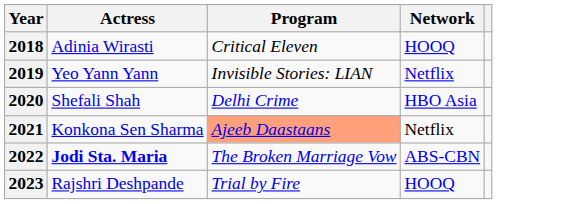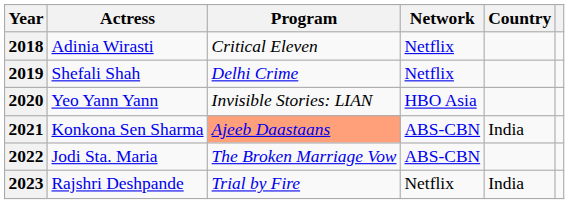+ column: (520, 18)
(430, 45) HOOQ -> (429, 45) Netflix
(105, 73) Yeo Yann Yann -> (96, 73) Shefali Shah
(292, 73) Invisible Stories: LIAN -> (255, 73) Delhi Crime
(96, 101) Shefali Shah -> (105, 101) Yeo Yann Yann
(255, 101) Delhi Crime -> (292, 101) Invisible Stories: LIAN
(429, 128) Netflix -> (442, 128) ABS-CBN
(109, 156) bold -> (105, 156) normal
(430, 184) HOOQ -> (429, 184) Netflix
